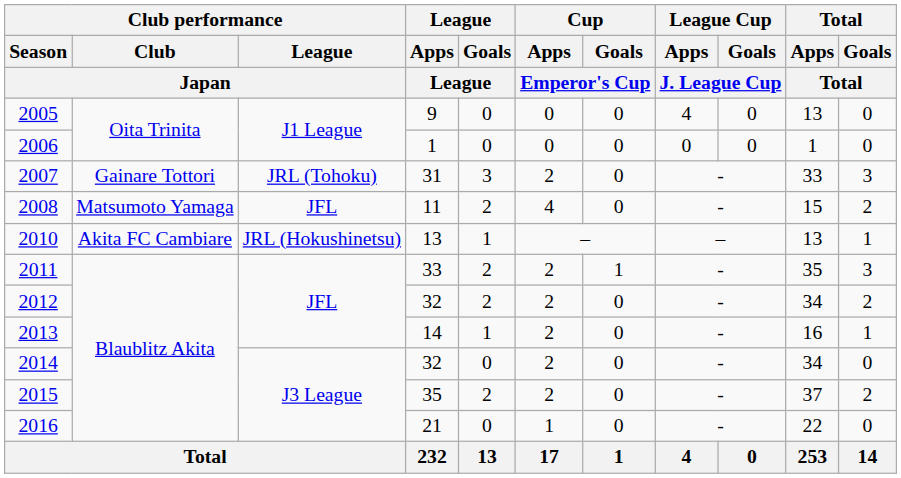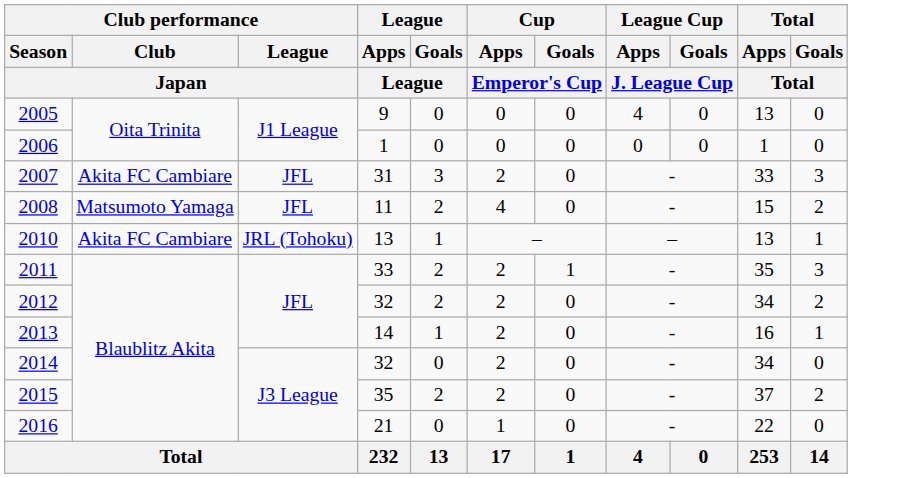(155, 176) Gainare Tottori -> (155, 176) Akita FC Cambiare
(322, 176) JRL (Tohoku) -> (298, 176) JFL
(322, 238) JRL (Hokushinetsu) -> (298, 238) JRL (Tohoku)
